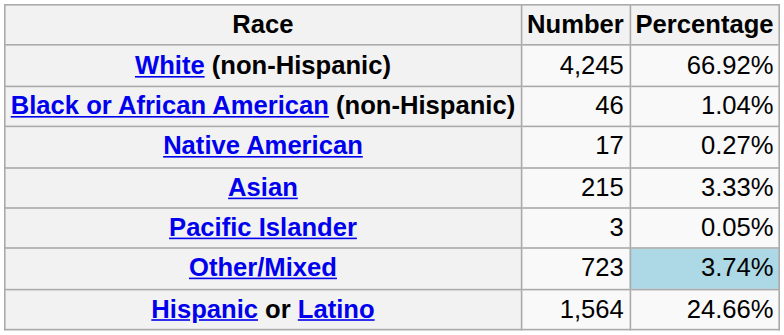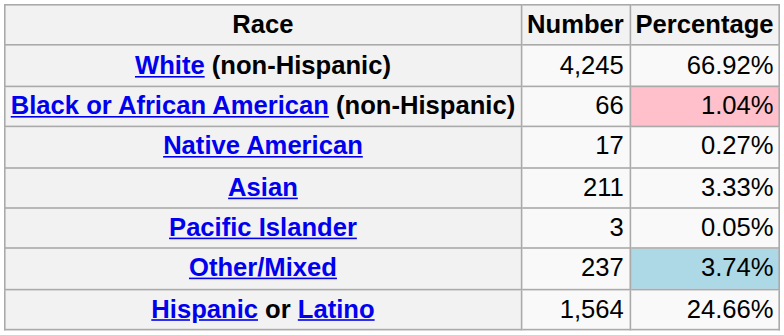(610, 106) 46 -> (610, 106) 66
(737, 106) no background -> (737, 106) pink background
(602, 187) 215 -> (603, 187) 211
(602, 268) 723 -> (602, 268) 237
